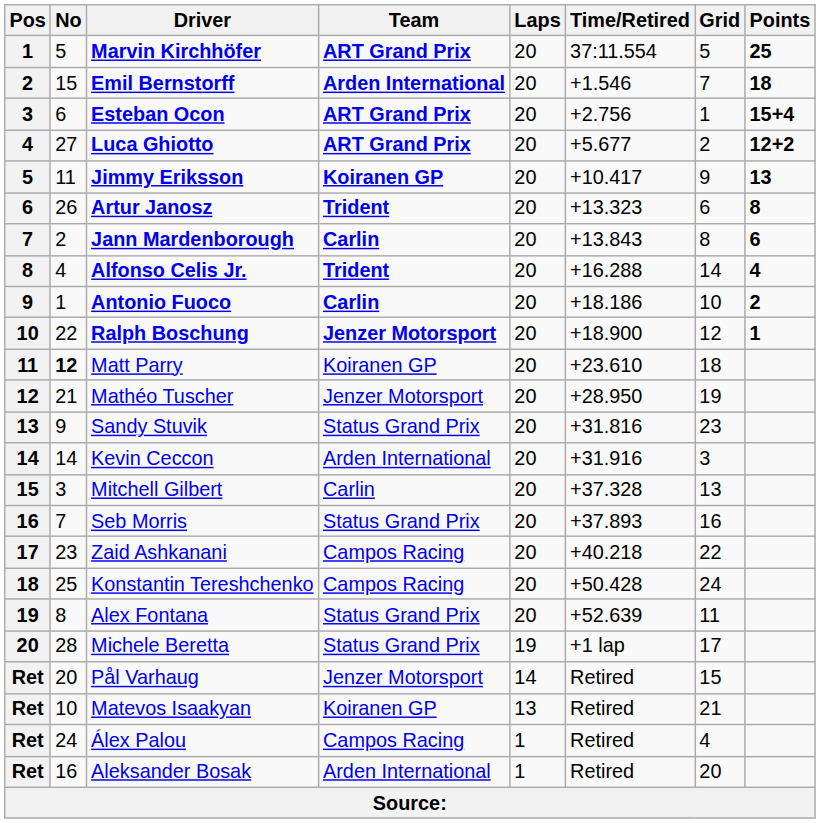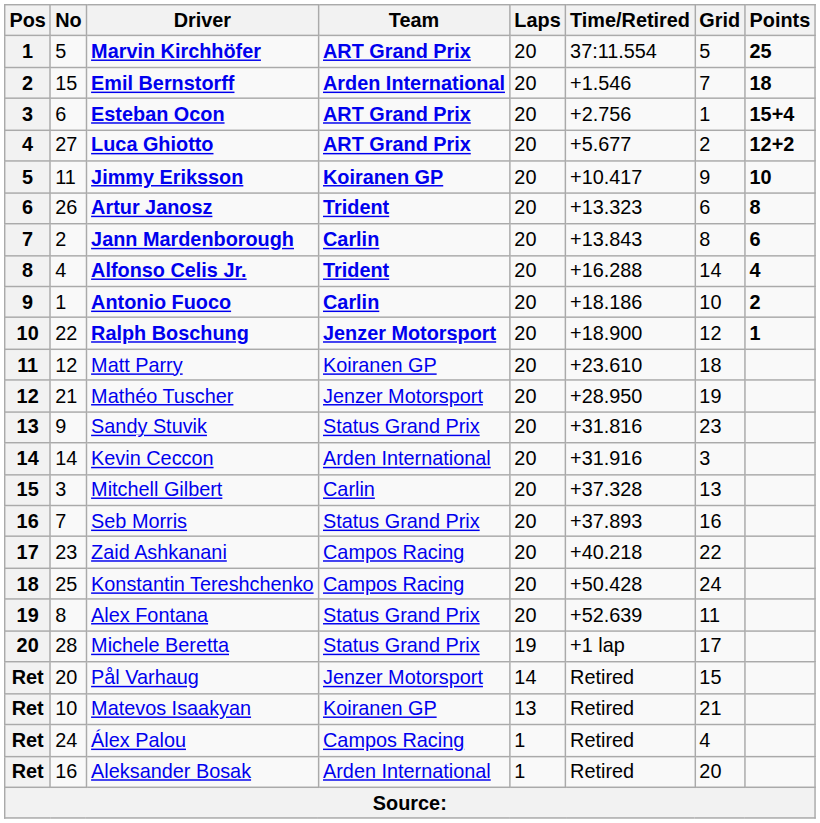(761, 176) 13 -> (761, 176) 10
(66, 364) bold -> (66, 364) normal
